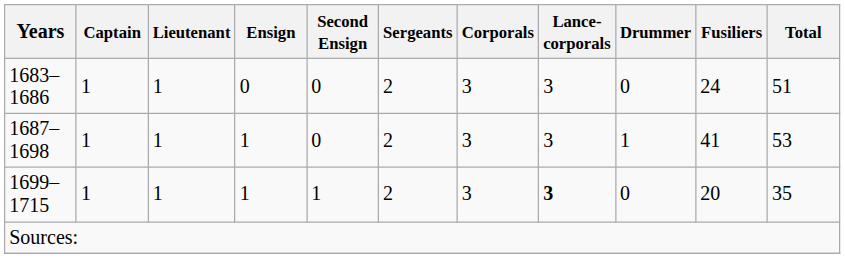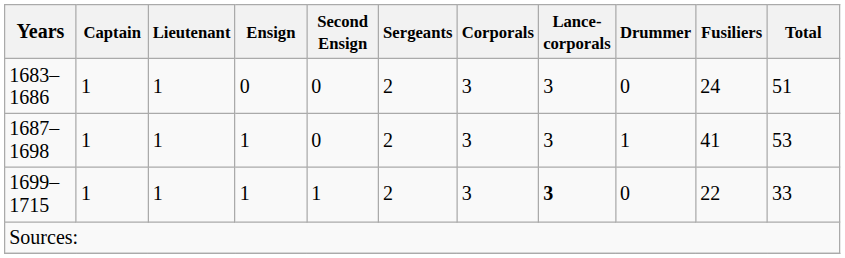(710, 194) 20 -> (710, 194) 22
(782, 194) 35 -> (782, 194) 33
